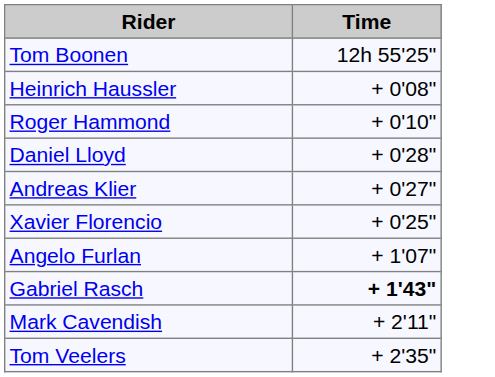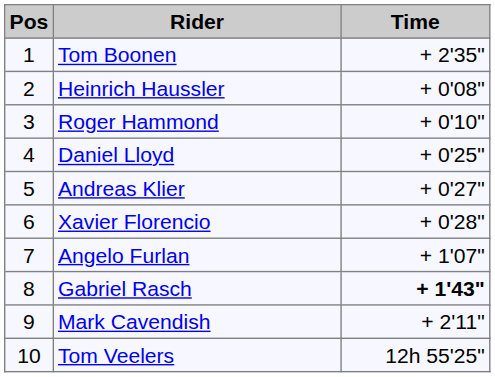+ column: (29, 21)
(386, 55) 12h 55'25" -> (452, 55) + 2'35"
(404, 155) + 0'28" -> (452, 155) + 0'25"
(404, 222) + 0'25" -> (452, 222) + 0'28"
(404, 355) + 2'35" -> (435, 355) 12h 55'25"
